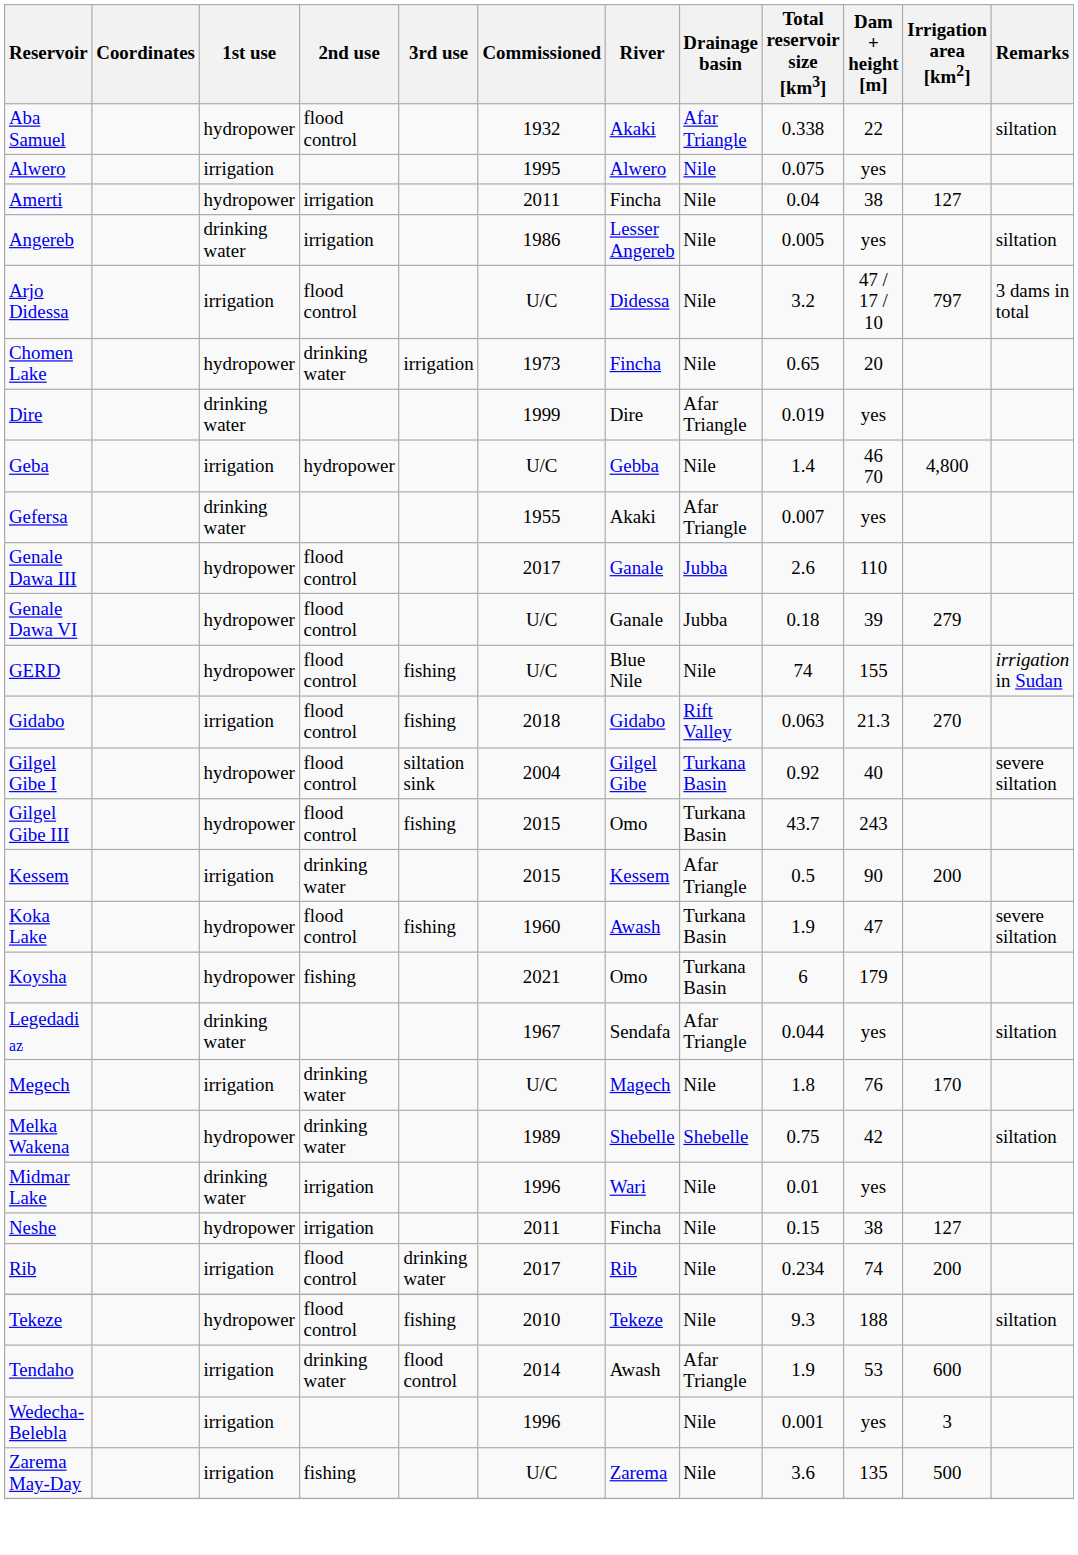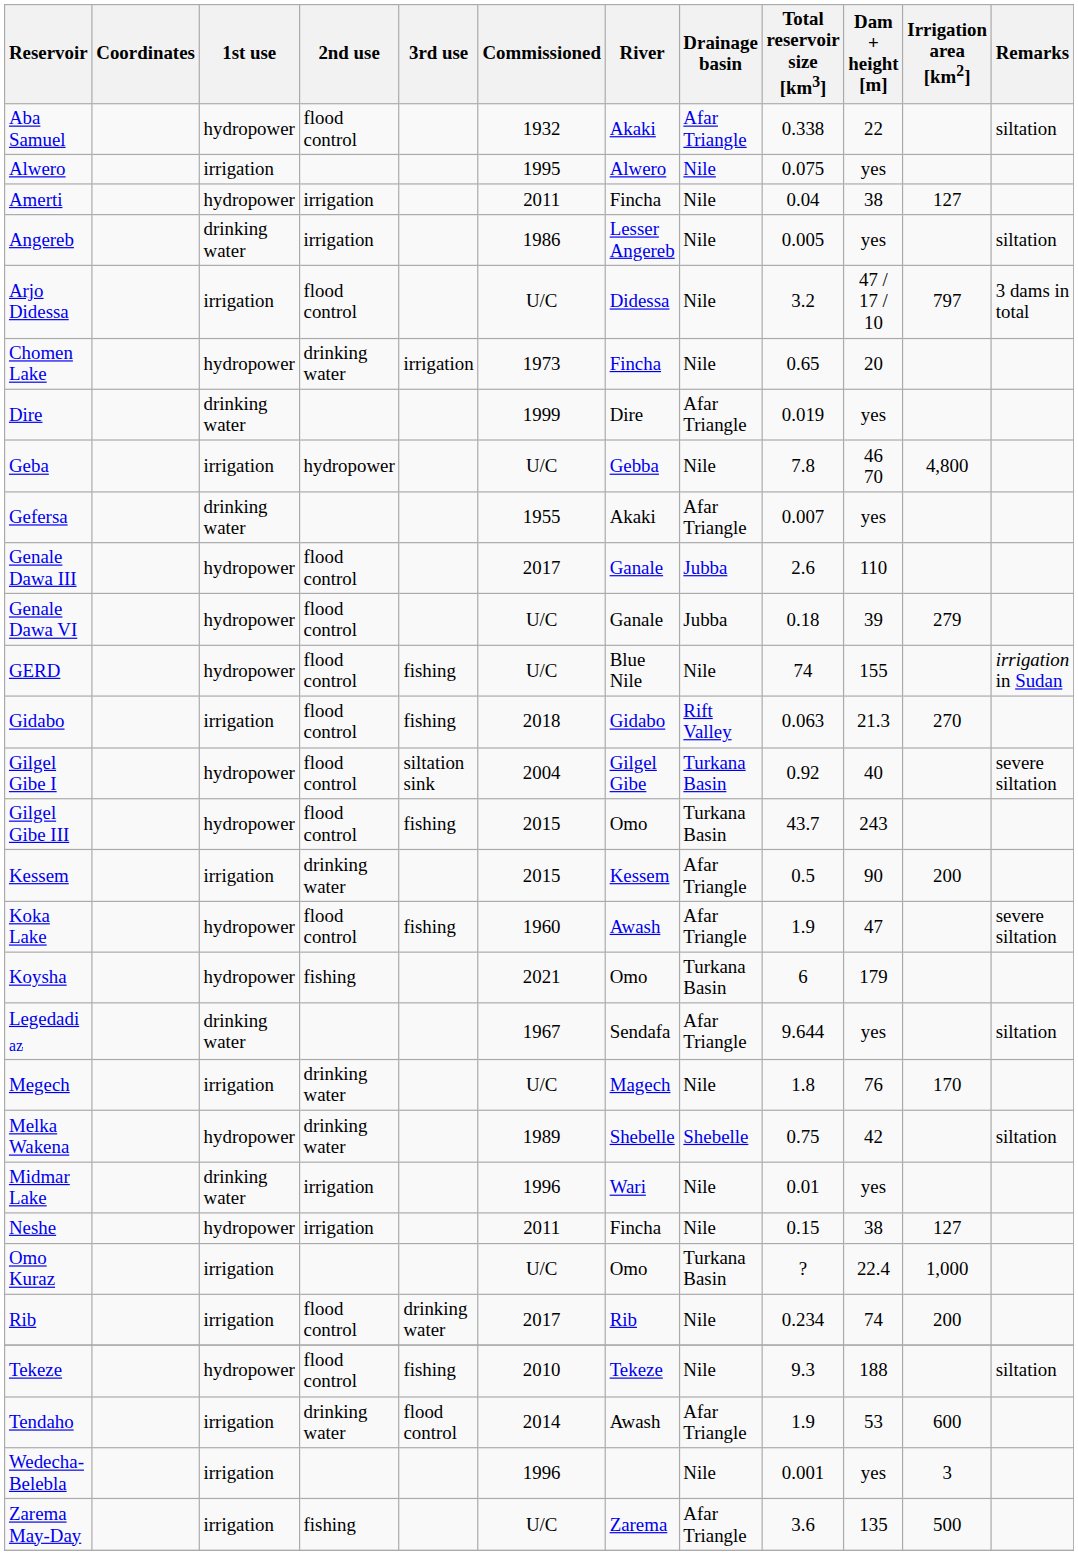(803, 465) 1.4 -> (803, 465) 7.8
(714, 926) Turkana Basin -> (715, 926) Afar Triangle
(803, 1031) 0.044 -> (803, 1031) 9.644
+ row: (32, 1268)
(700, 1473) Nile -> (715, 1524) Afar Triangle
